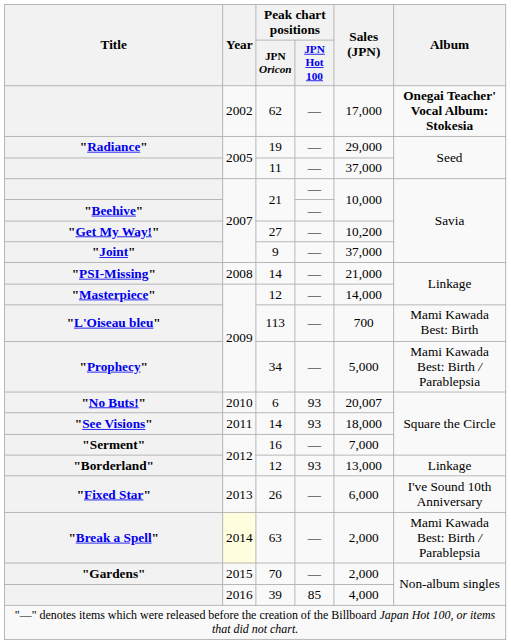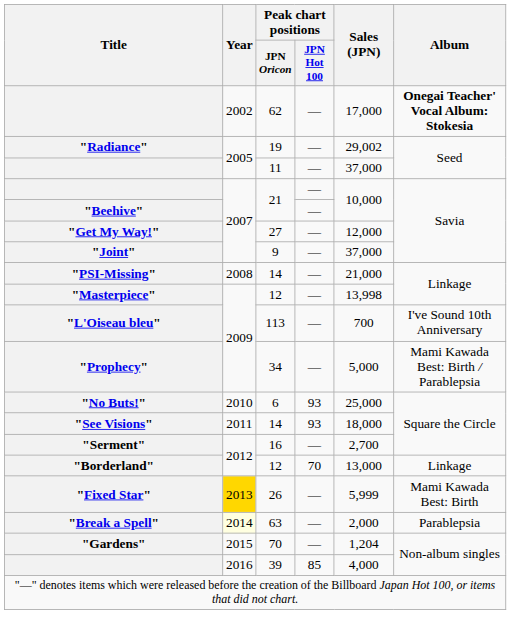(364, 147) 29,000 -> (364, 147) 29,002
(364, 231) 10,200 -> (364, 231) 12,000
(364, 294) 14,000 -> (364, 294) 13,998
(450, 323) Mami Kawada Best: Birth -> (450, 323) I've Sound 10th Anniversary
(364, 402) 20,007 -> (364, 402) 25,000
(364, 444) 7,000 -> (364, 444) 2,700
(314, 465) 93 -> (314, 465) 70
(239, 494) no background -> (239, 494) gold background
(364, 494) 6,000 -> (364, 494) 5,999
(450, 494) I've Sound 10th Anniversary -> (450, 494) Mami Kawada Best: Birth
(450, 537) Mami Kawada Best: Birth / Parablepsia -> (450, 522) Parablepsia
(364, 573) 2,000 -> (364, 543) 1,204
